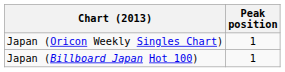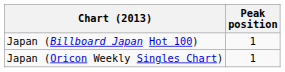rows swapped: (115, 41) <-> (103, 58)
